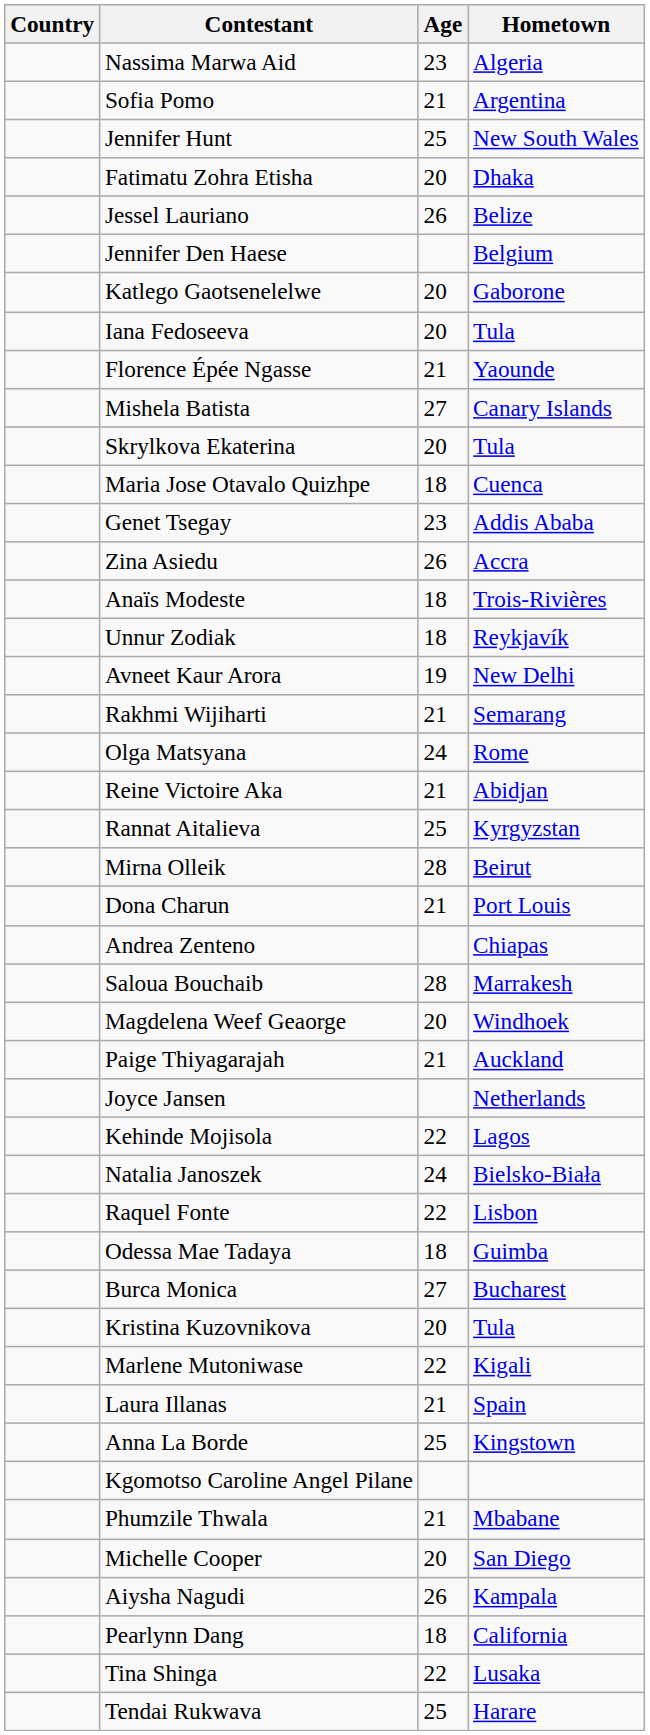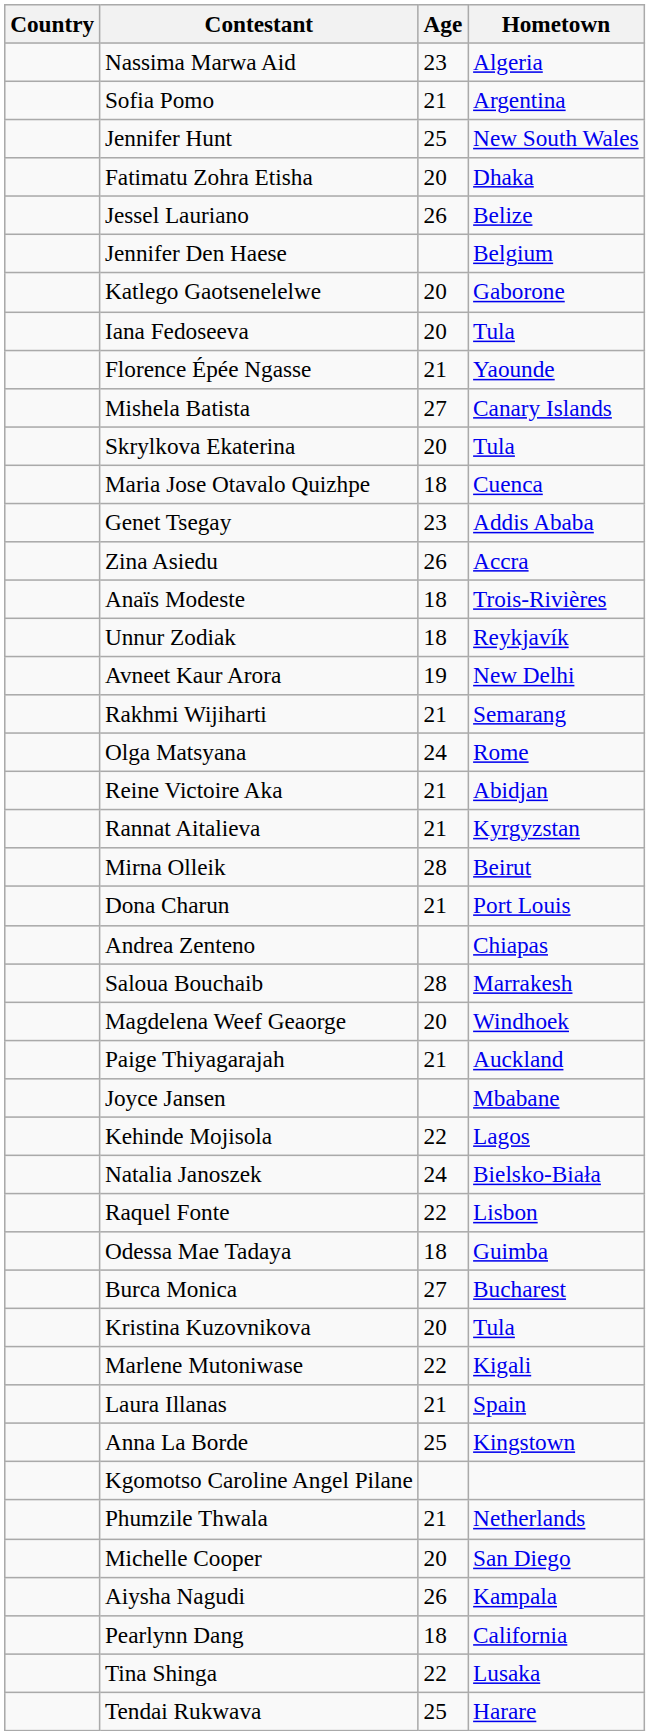(435, 829) 25 -> (435, 829) 21
(529, 1097) Netherlands -> (516, 1097) Mbabane
(516, 1519) Mbabane -> (529, 1519) Netherlands
